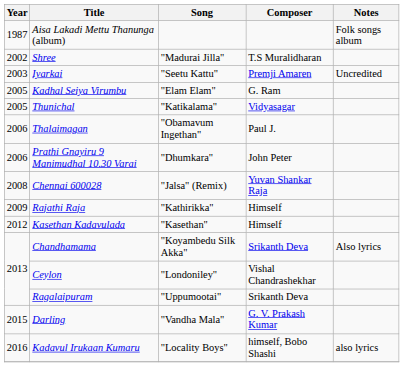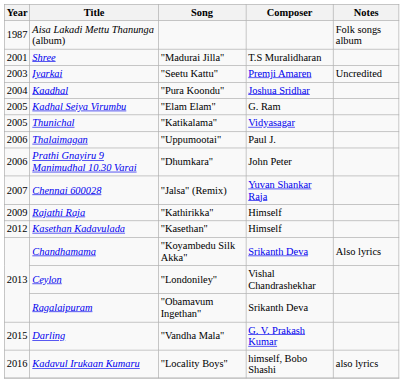(17, 57) 2002 -> (17, 57) 2001
+ row: (50, 90)
(187, 129) "Obamavum Ingethan" -> (191, 139) "Uppumootai"
(17, 185) 2008 -> (17, 190) 2007
(191, 297) "Uppumootai" -> (187, 308) "Obamavum Ingethan"
